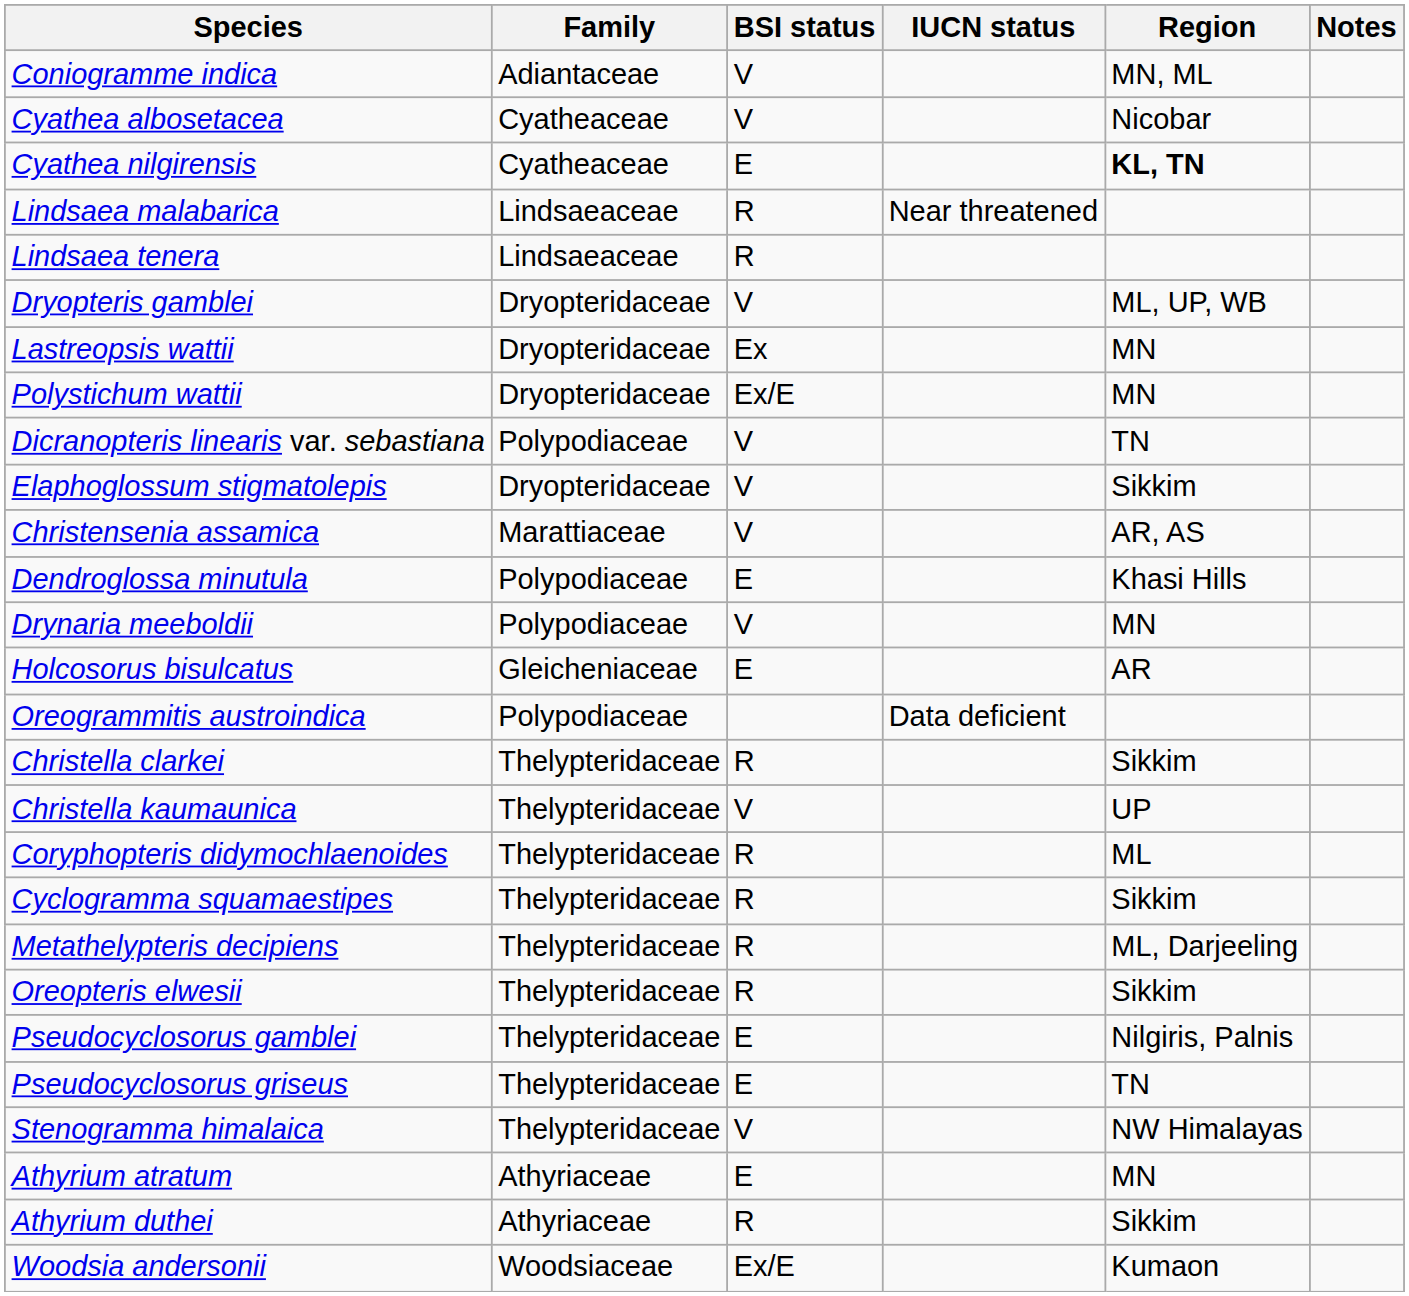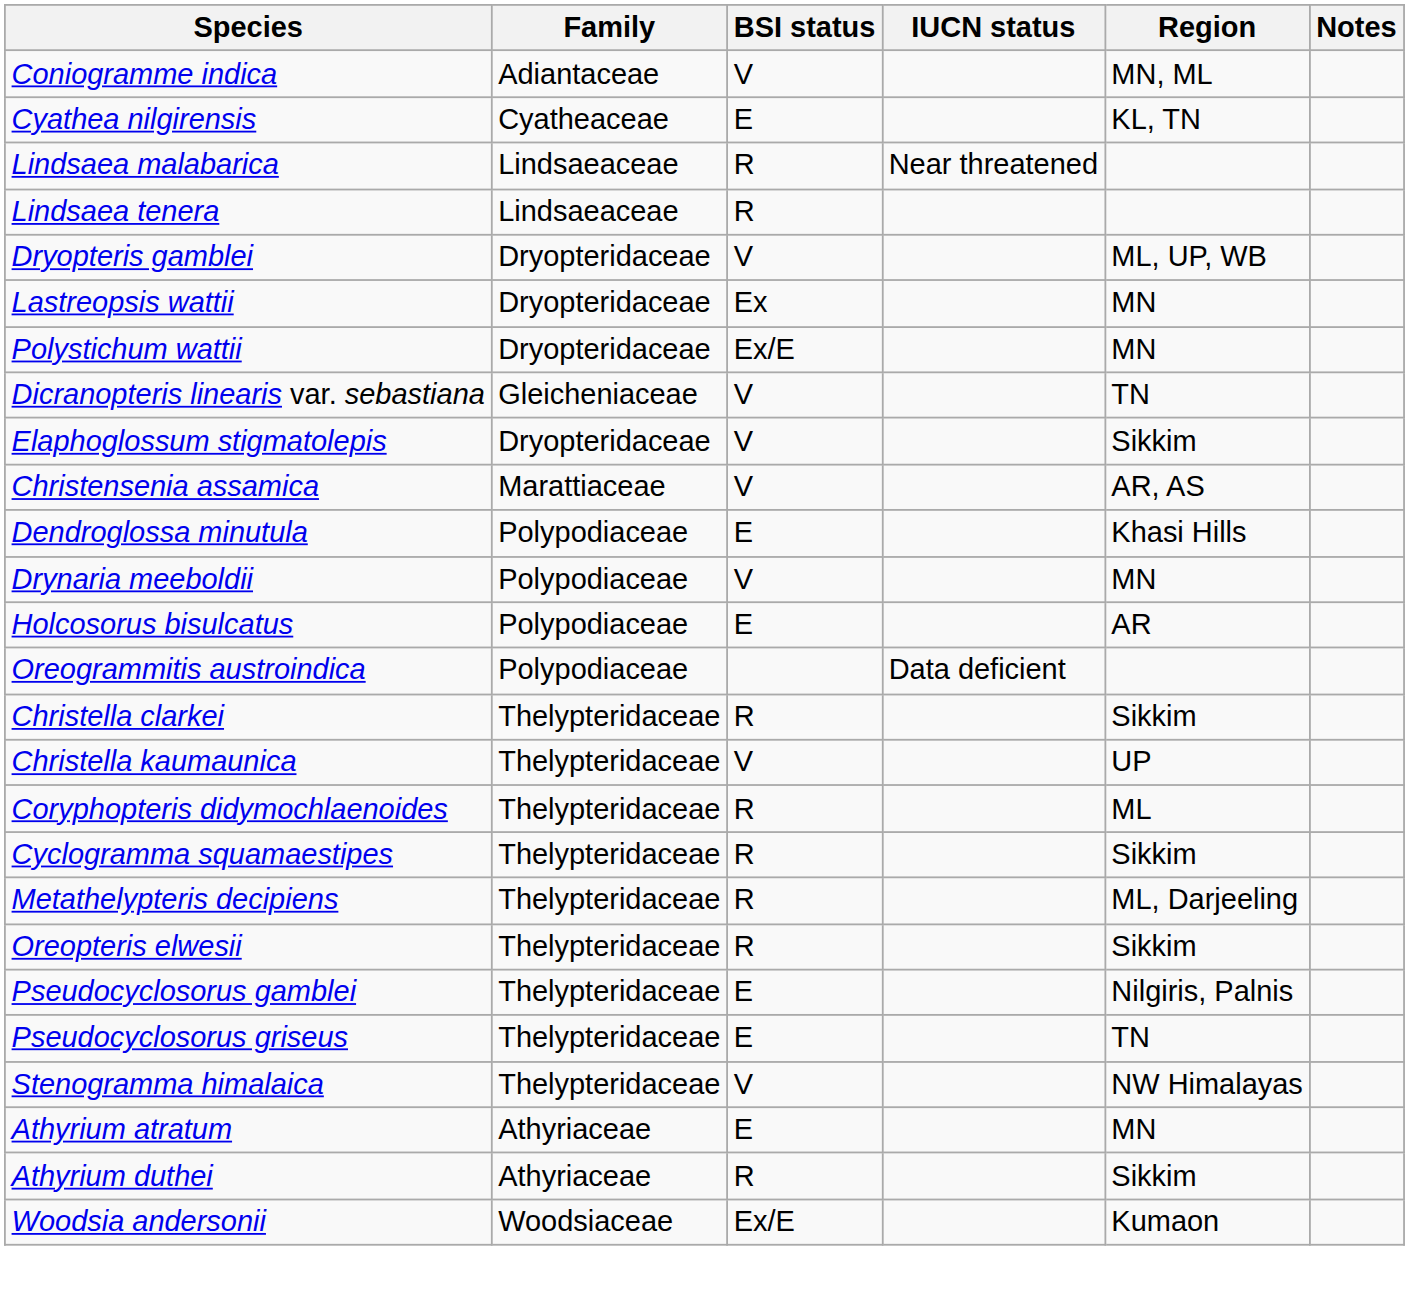- row: (148, 119)
(1158, 165) bold -> (1156, 119) normal
(593, 440) Polypodiaceae -> (598, 394) Gleicheniaceae
(598, 670) Gleicheniaceae -> (593, 624) Polypodiaceae
